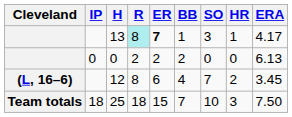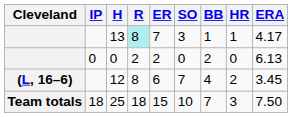columns swapped: (188, 15) <-> (213, 15)
(156, 36) bold -> (156, 36) normal
